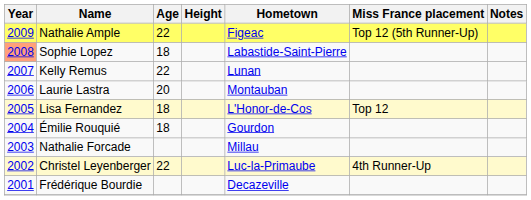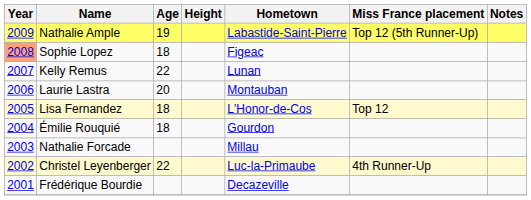(163, 33) 22 -> (163, 33) 19
(245, 33) Figeac -> (287, 33) Labastide-Saint-Pierre
(287, 52) Labastide-Saint-Pierre -> (245, 52) Figeac
